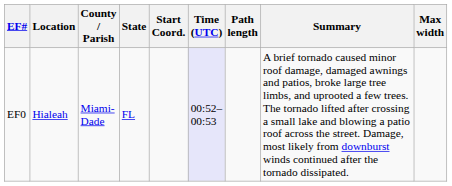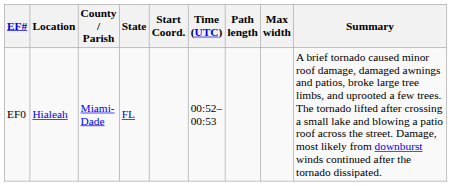columns swapped: (430, 26) <-> (337, 26)
(206, 114) lavender background -> (206, 114) no background
